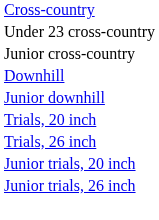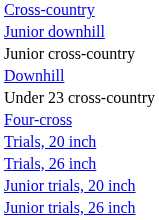rows swapped: (80, 32) <-> (54, 98)
+ row: (38, 120)
